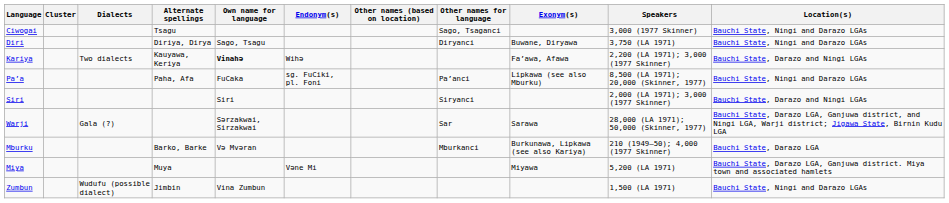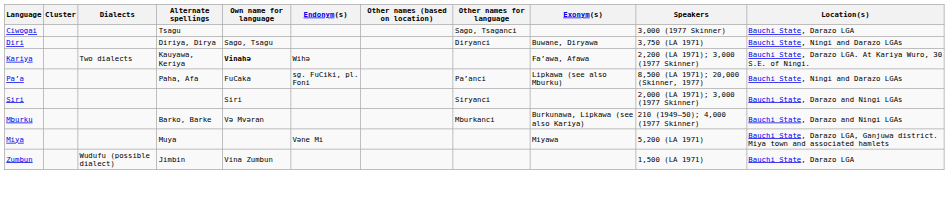(790, 30) Bauchi State, Ningi and Darazo LGAs -> (801, 30) Bauchi State, Darazo LGA
(790, 58) Bauchi State, Darazo and Ningi LGAs -> (845, 58) Bauchi State, Darazo LGA. At Kariya Wuro, 30 S.E. of Ningi.
- row: (17, 123)
(766, 147) Bauchi State, Darazo LGA -> (825, 119) Bauchi State, Darazo and Ningi LGAs
(790, 187) Bauchi State, Ningi and Darazo LGAs -> (801, 159) Bauchi State, Darazo LGA
